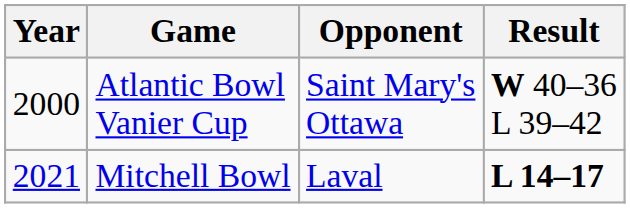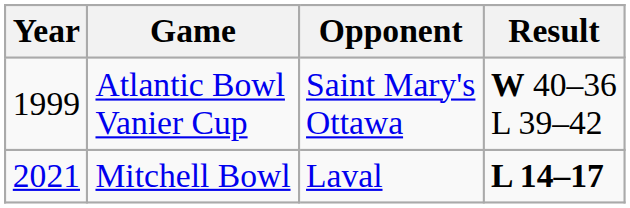(46, 103) 2000 -> (46, 103) 1999
